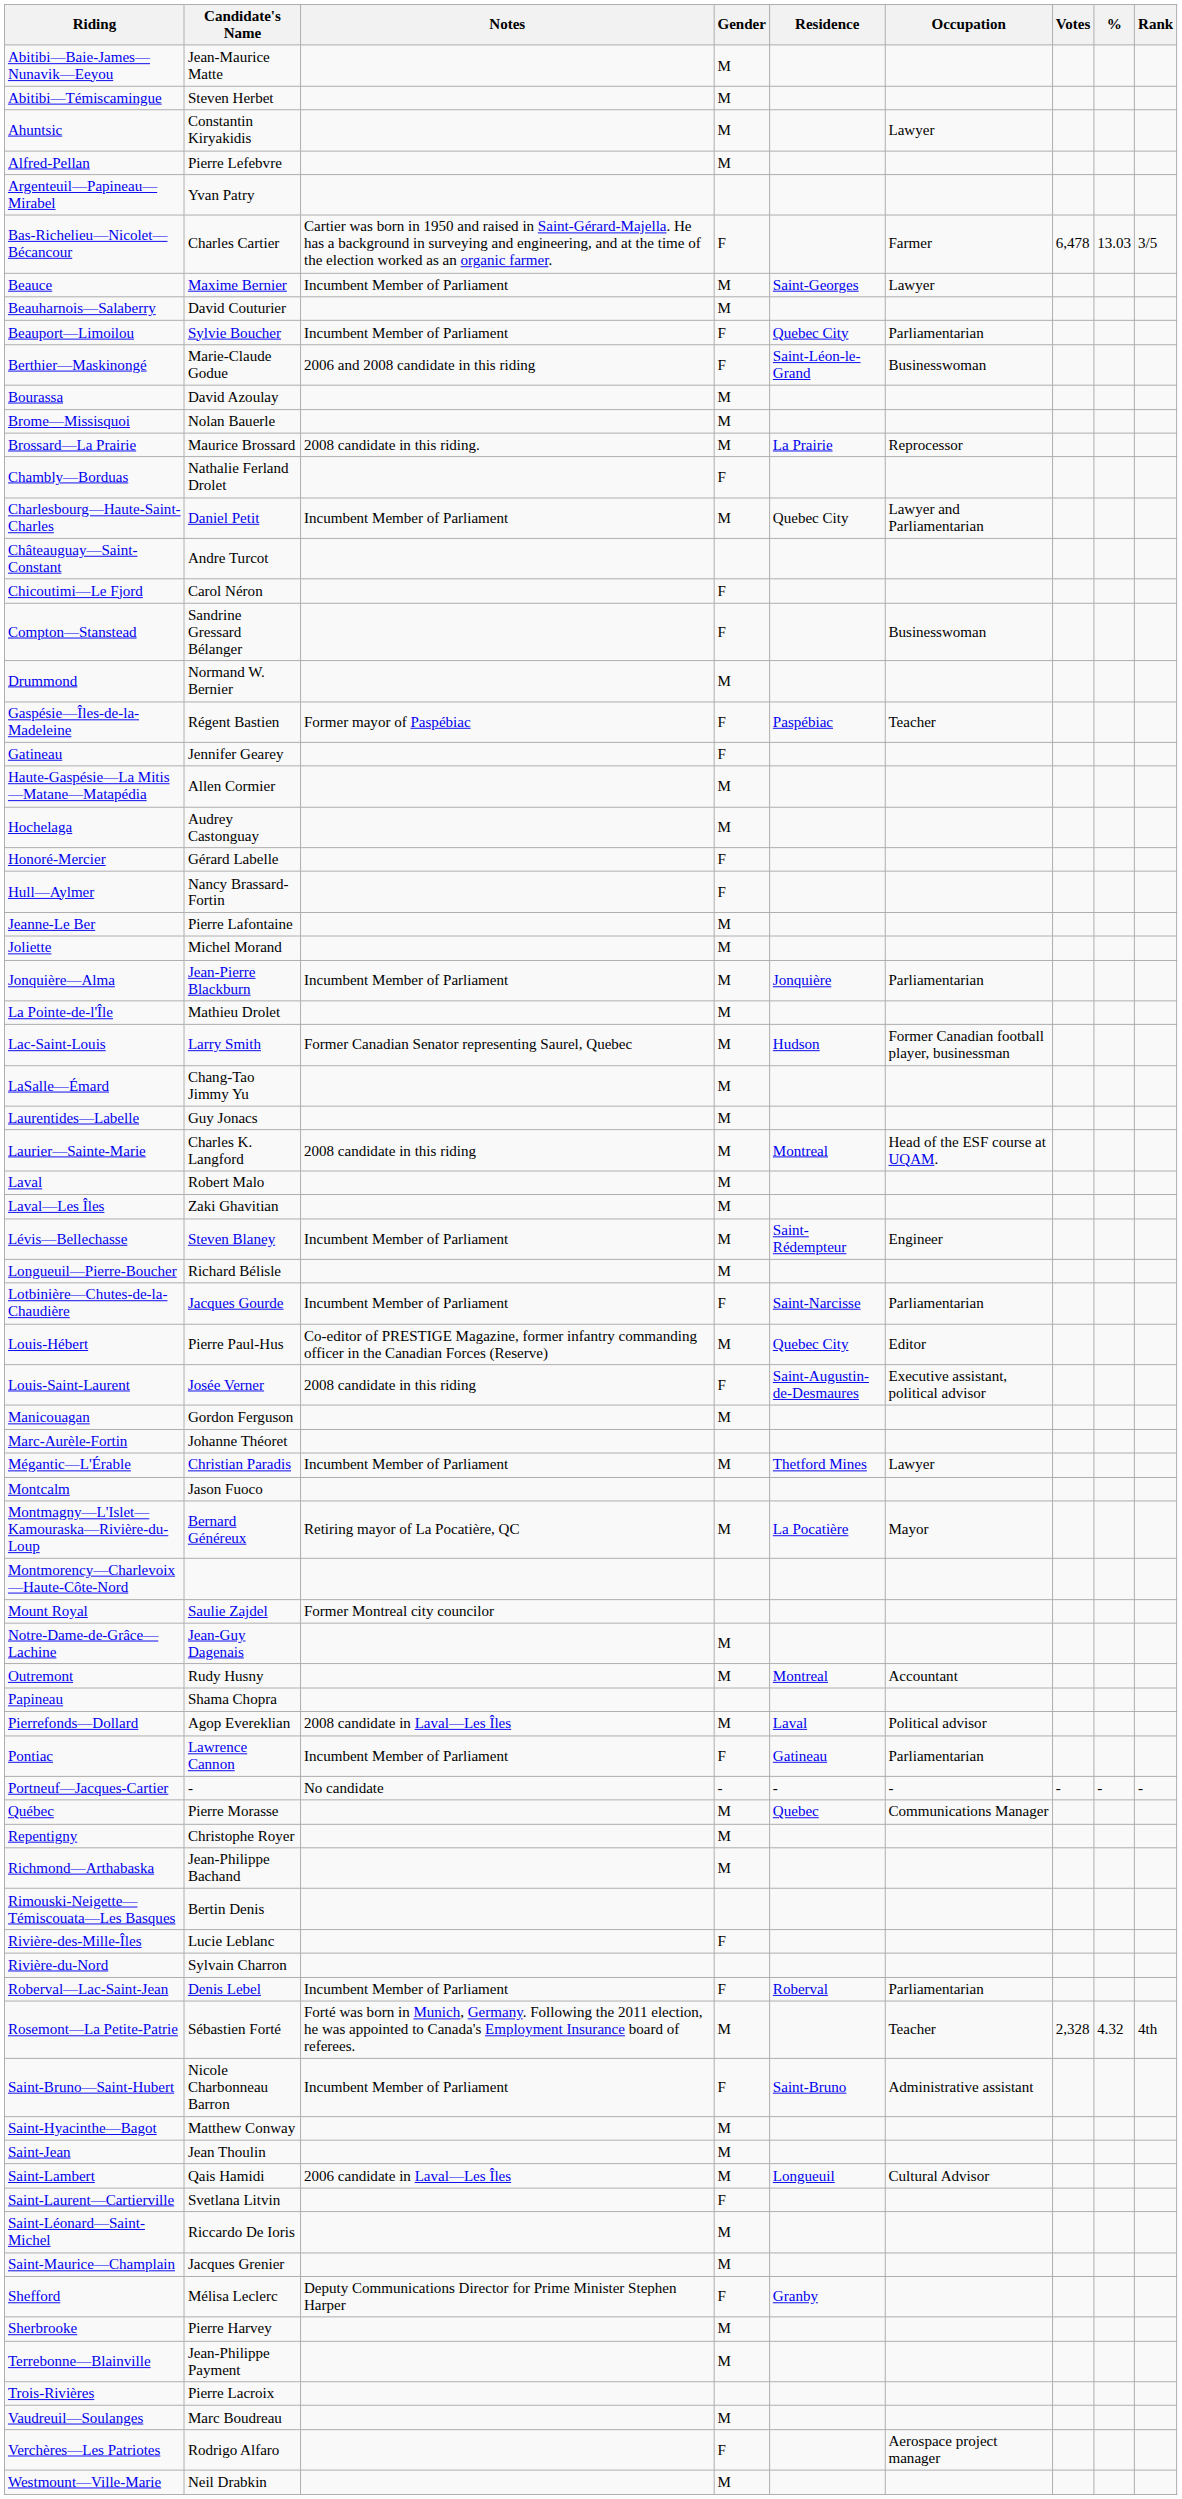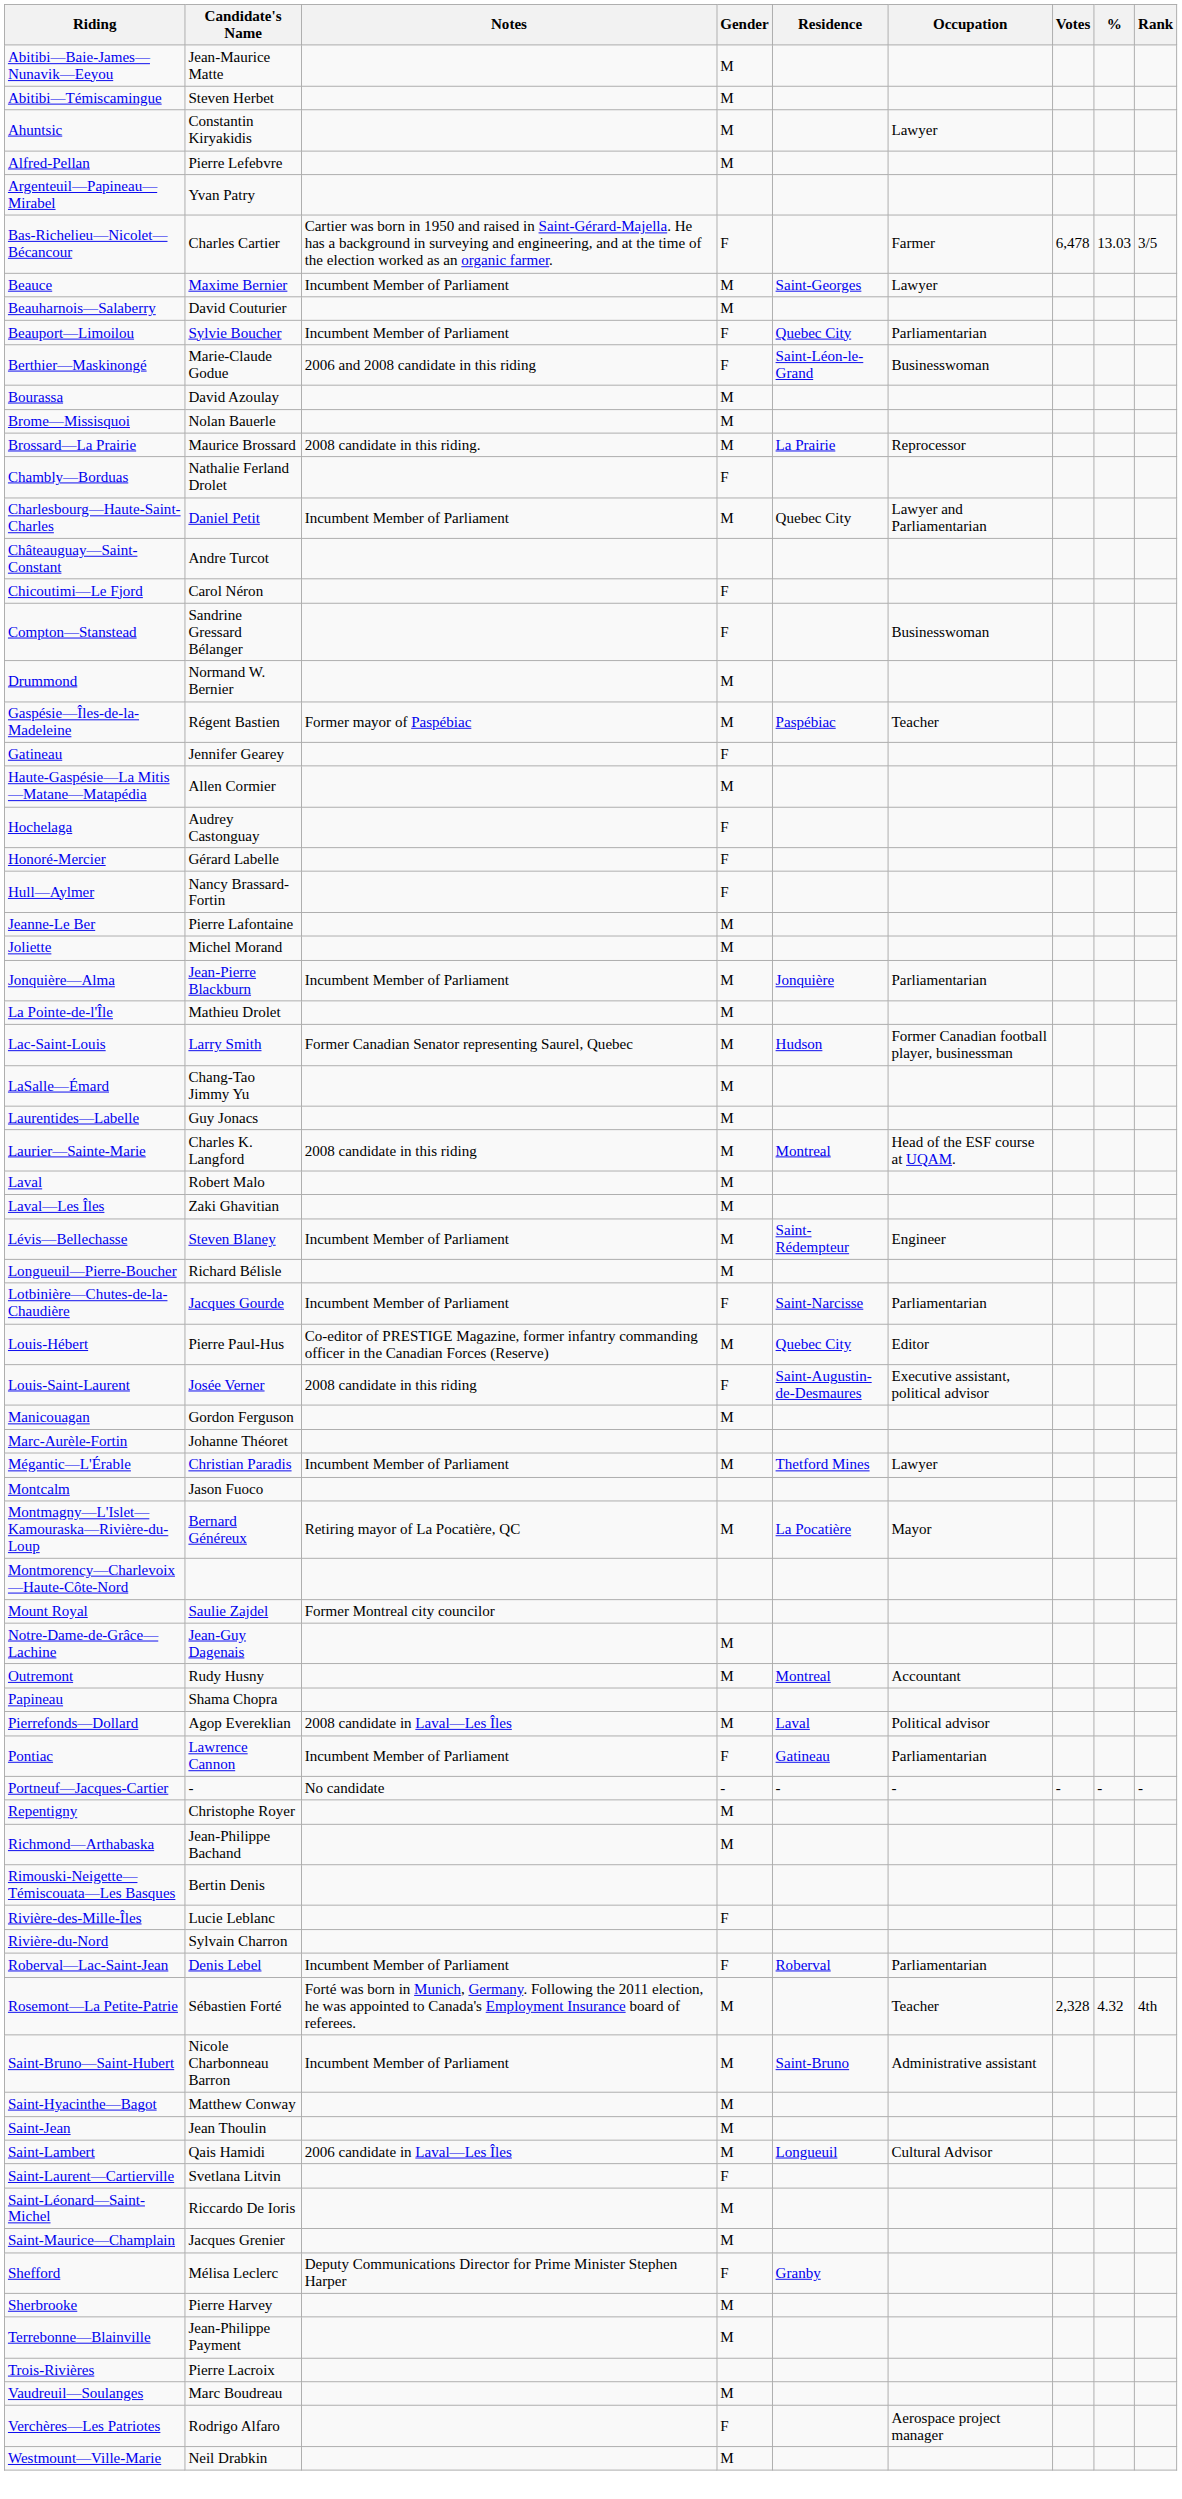(722, 721) F -> (727, 721) M
(724, 827) M -> (724, 827) F
- row: (31, 1812)
(722, 2087) F -> (727, 2063) M
